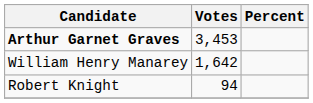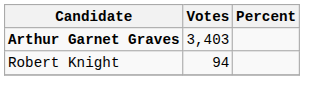(216, 40) 3,453 -> (208, 40) 3,403
- row: (98, 63)
